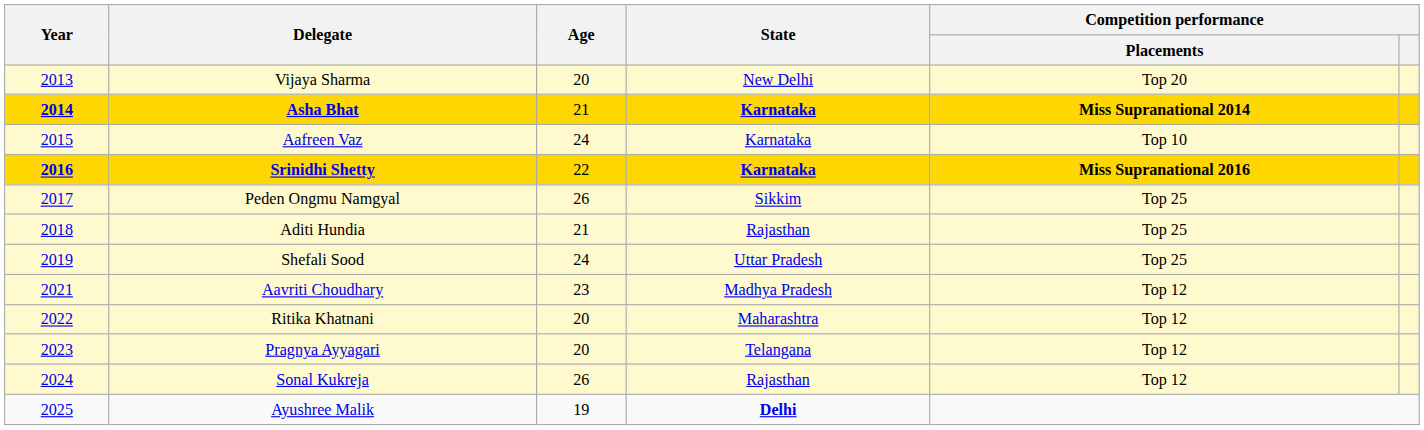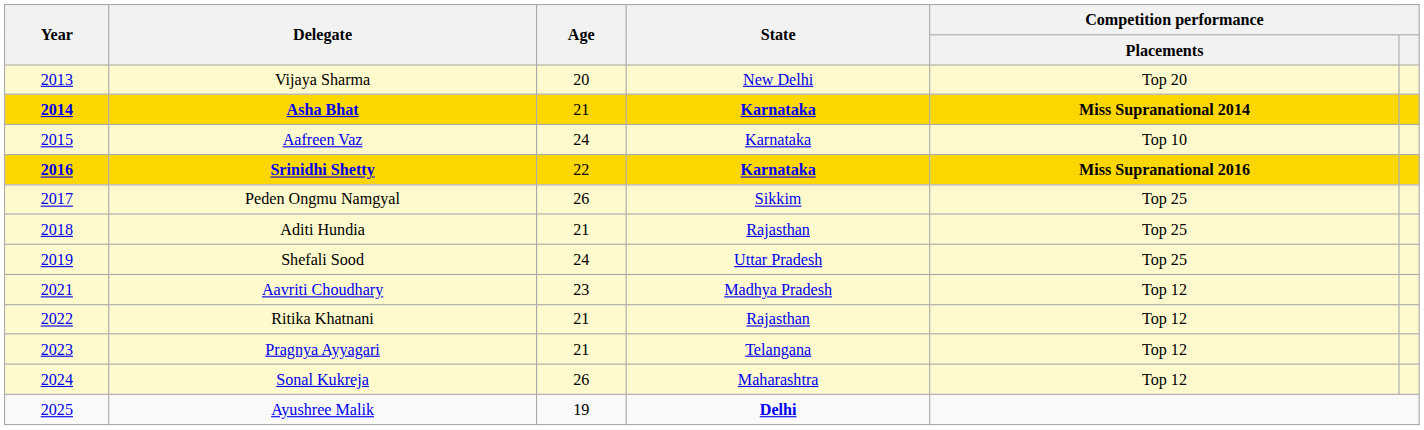(581, 320) 20 -> (581, 320) 21
(778, 320) Maharashtra -> (778, 320) Rajasthan
(581, 349) 20 -> (581, 349) 21
(778, 379) Rajasthan -> (778, 379) Maharashtra
